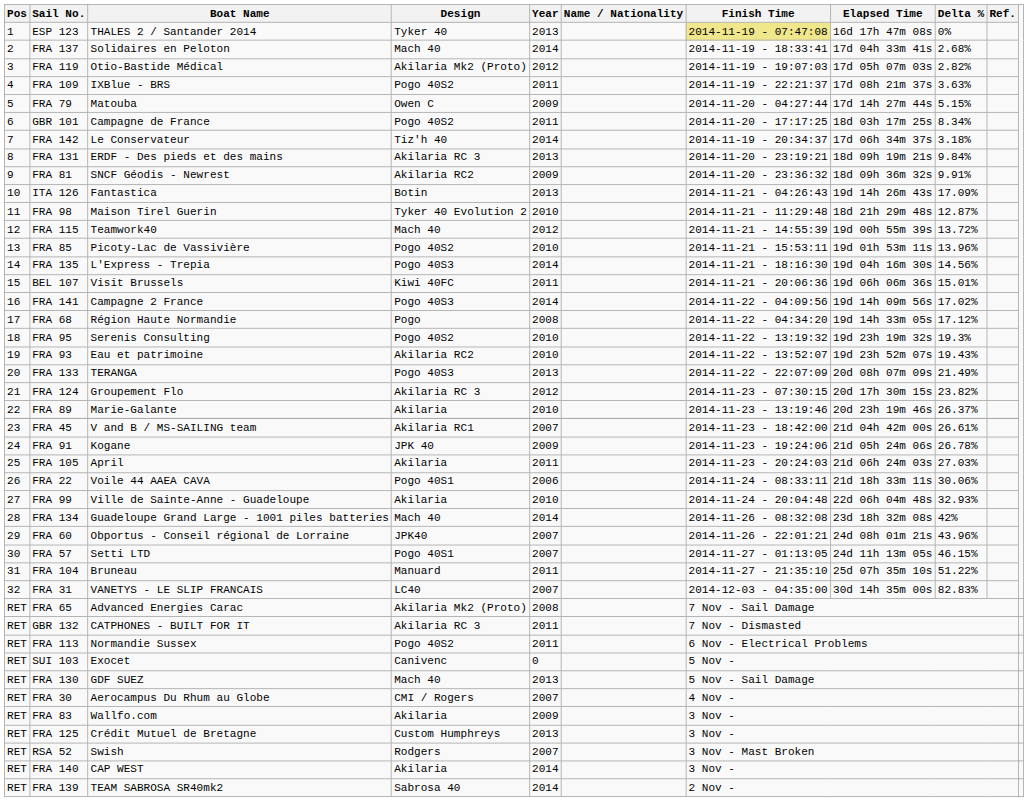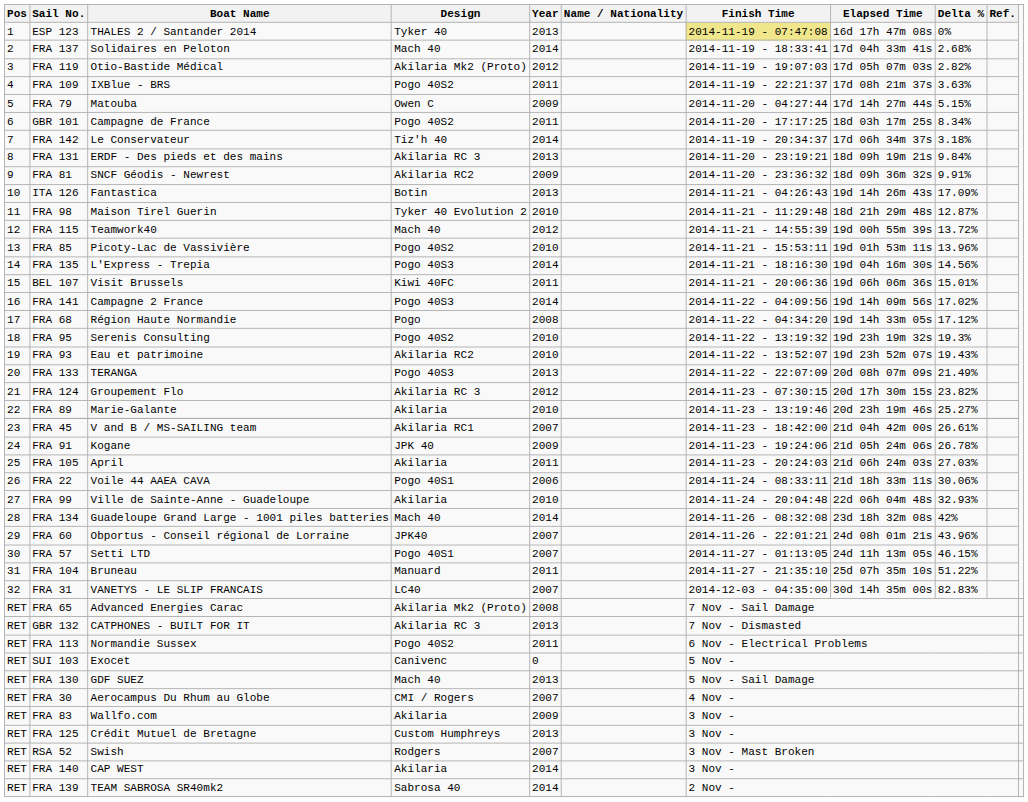(958, 410) 26.37% -> (958, 410) 25.27%
(545, 626) 2011 -> (545, 626) 2013
